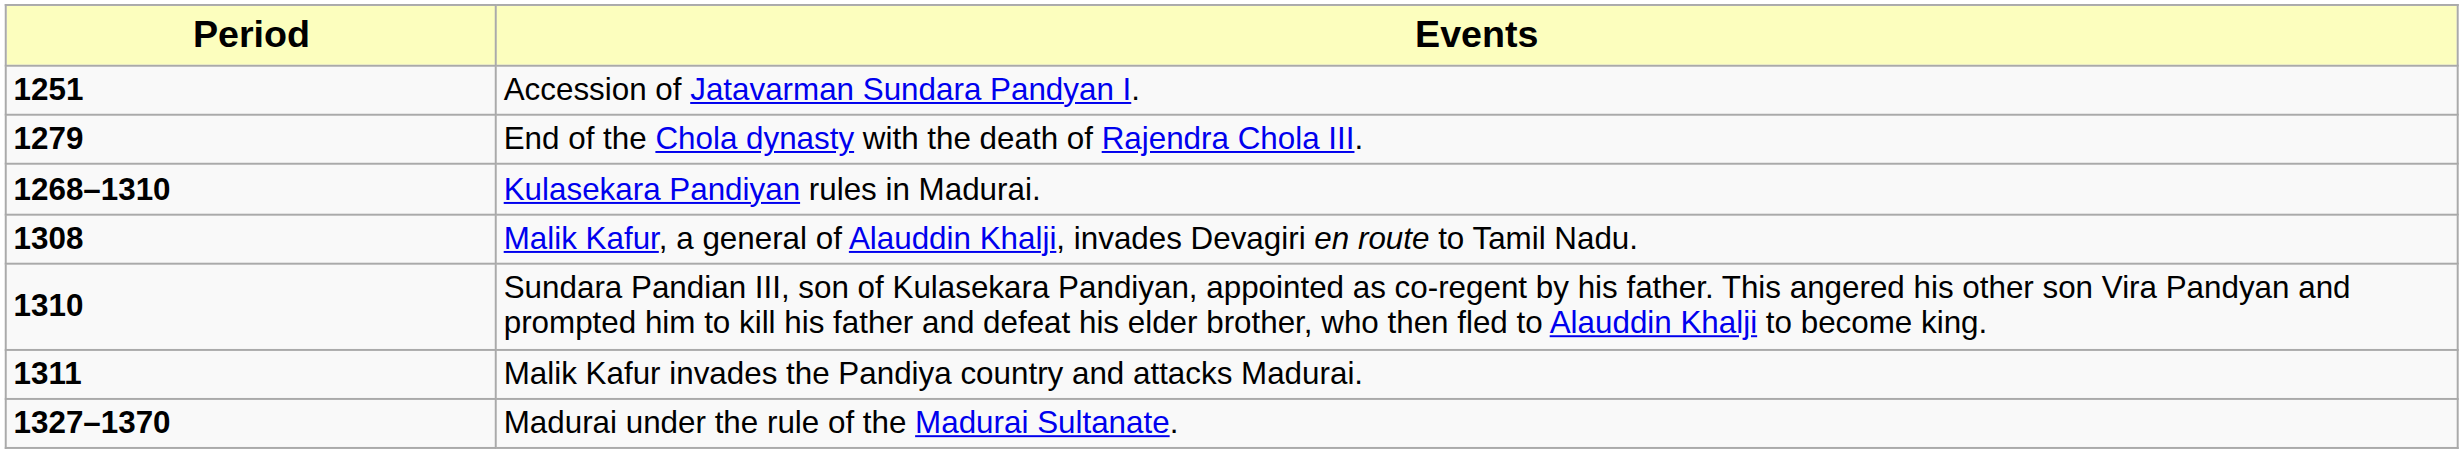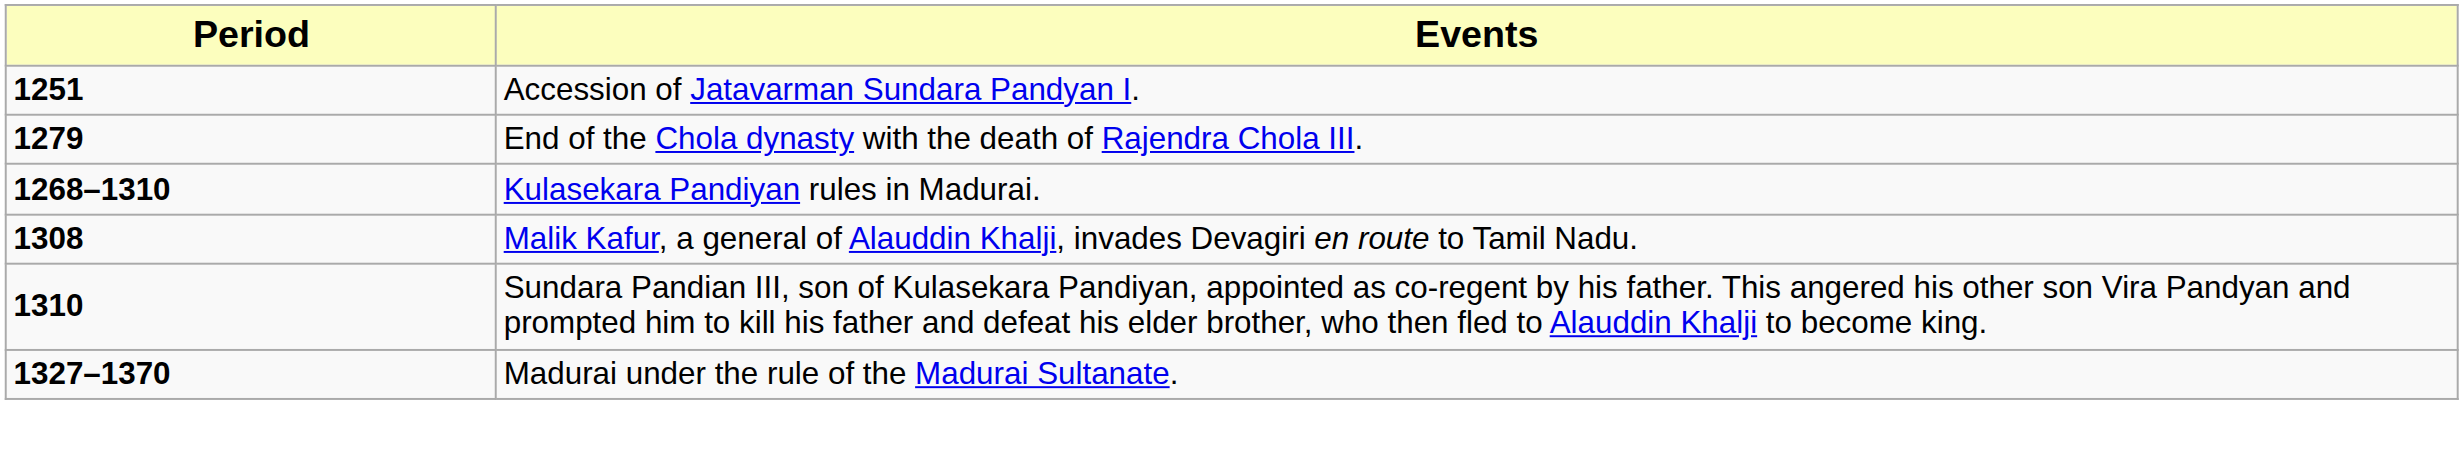- row: (933, 373)
